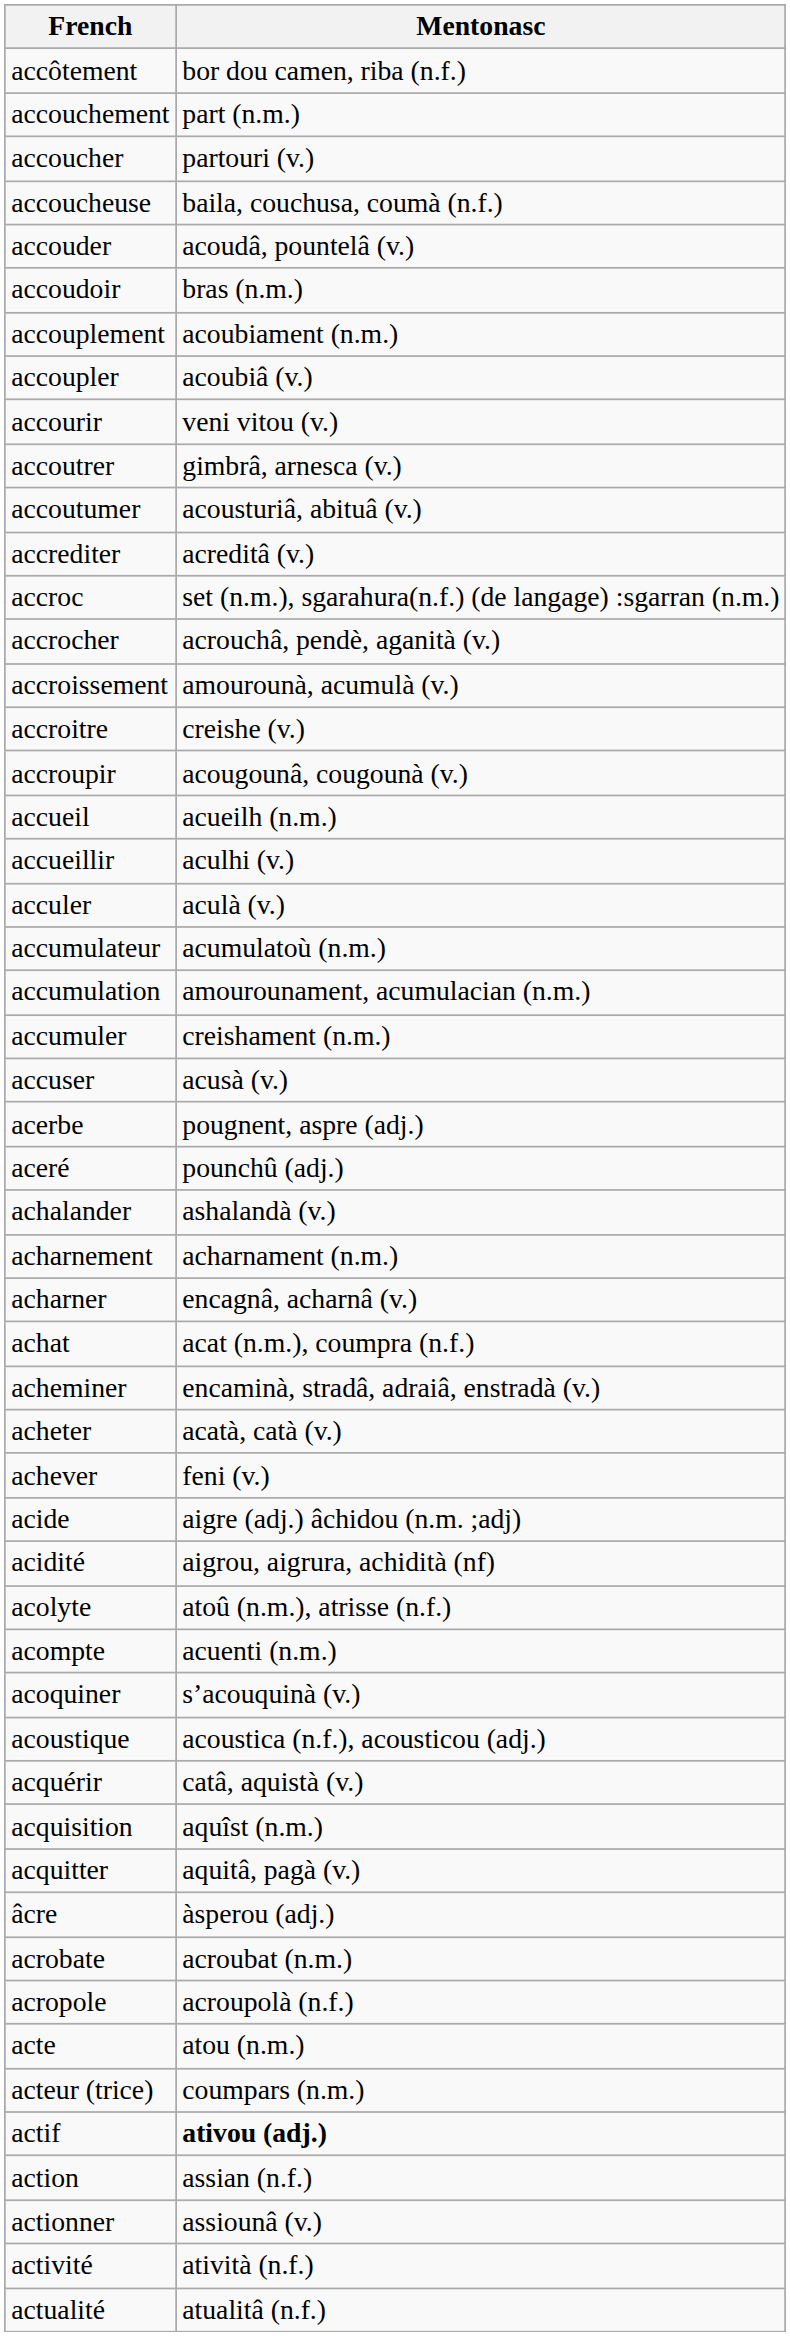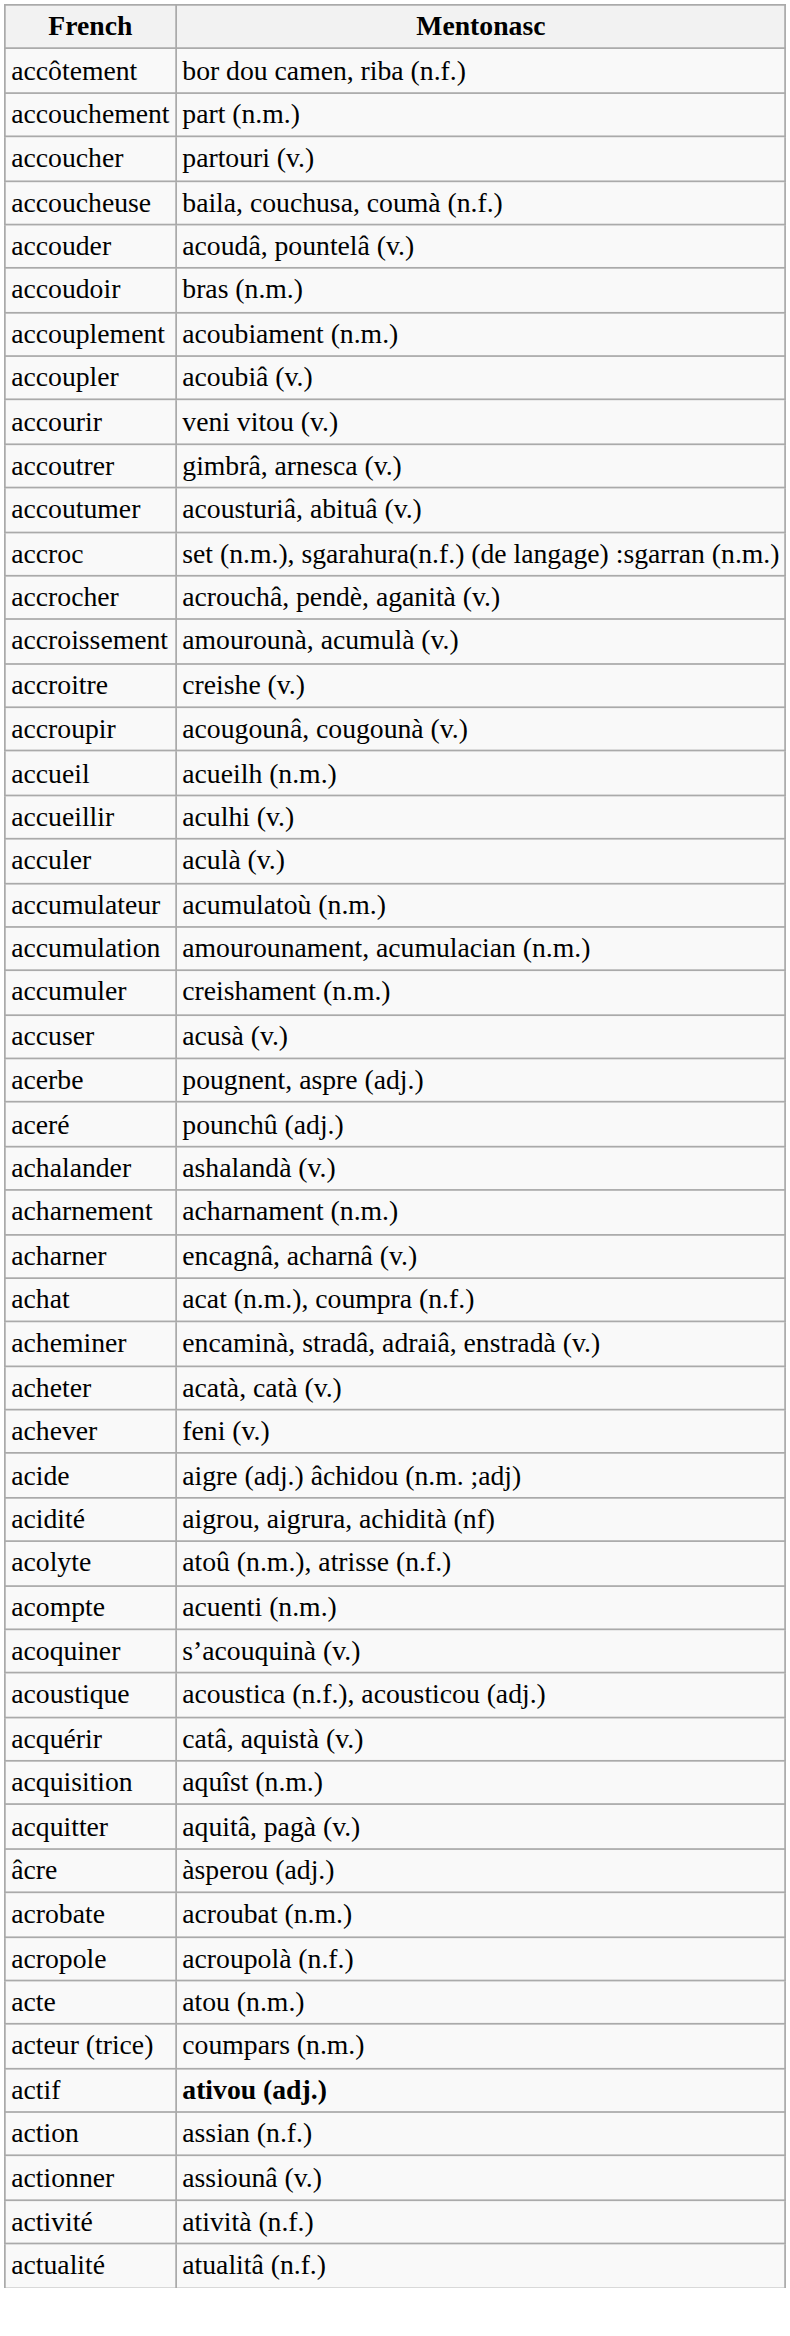- row: (66, 553)
